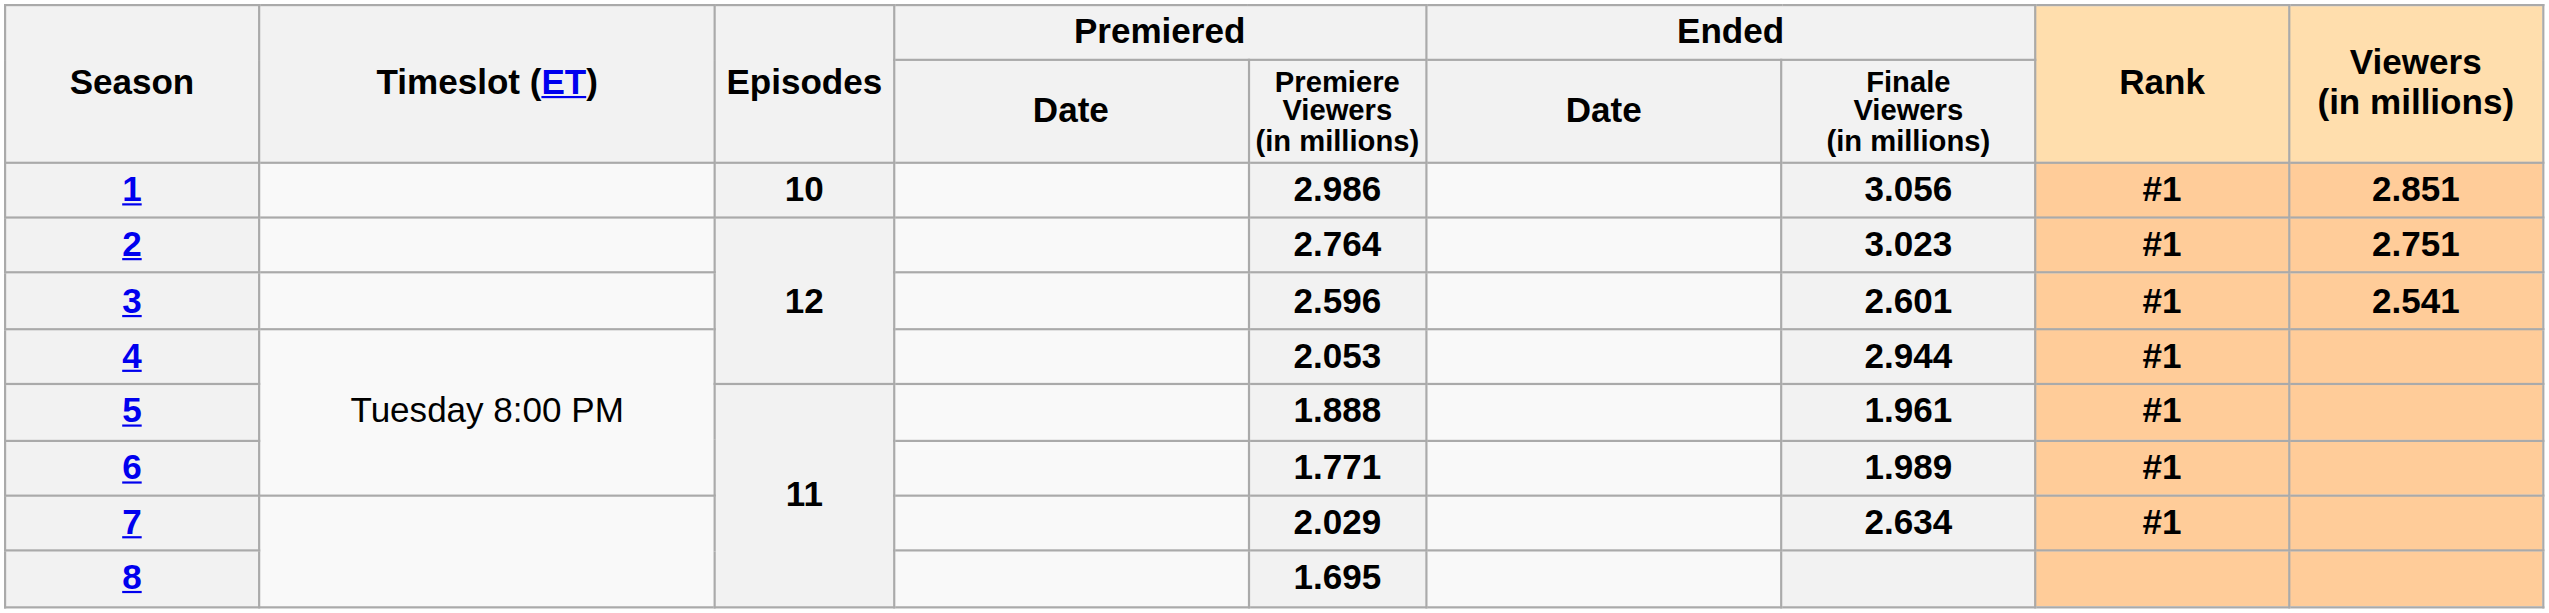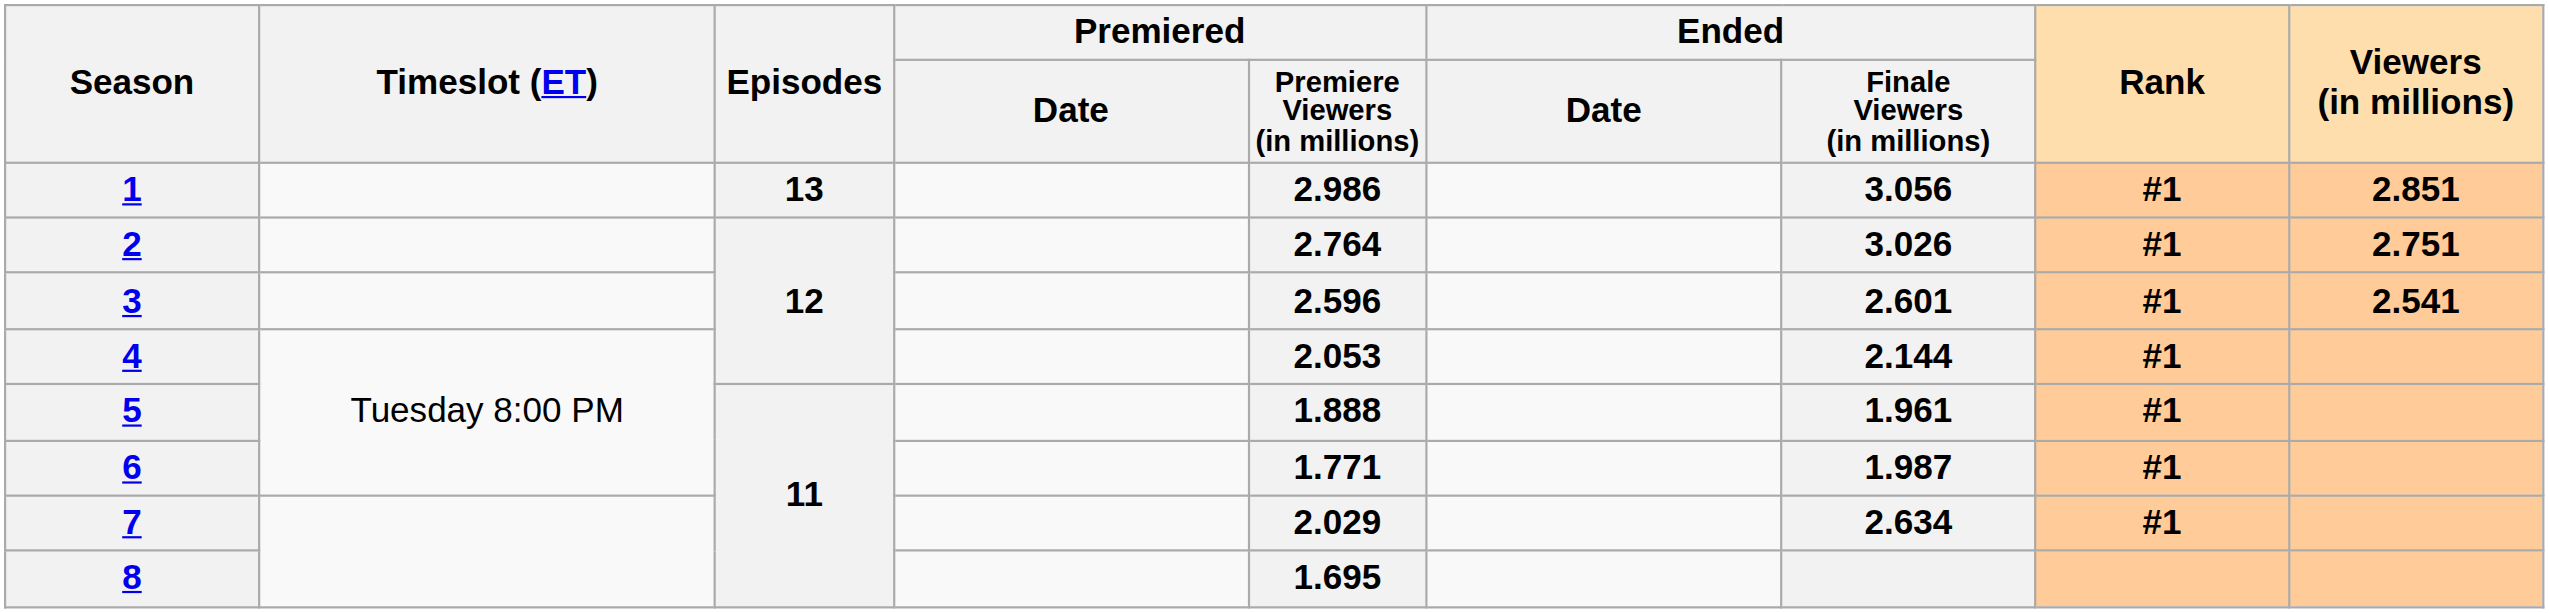(804, 189) 10 -> (804, 189) 13
(1908, 244) 3.023 -> (1908, 244) 3.026
(1908, 355) 2.944 -> (1908, 355) 2.144
(1908, 467) 1.989 -> (1908, 467) 1.987
